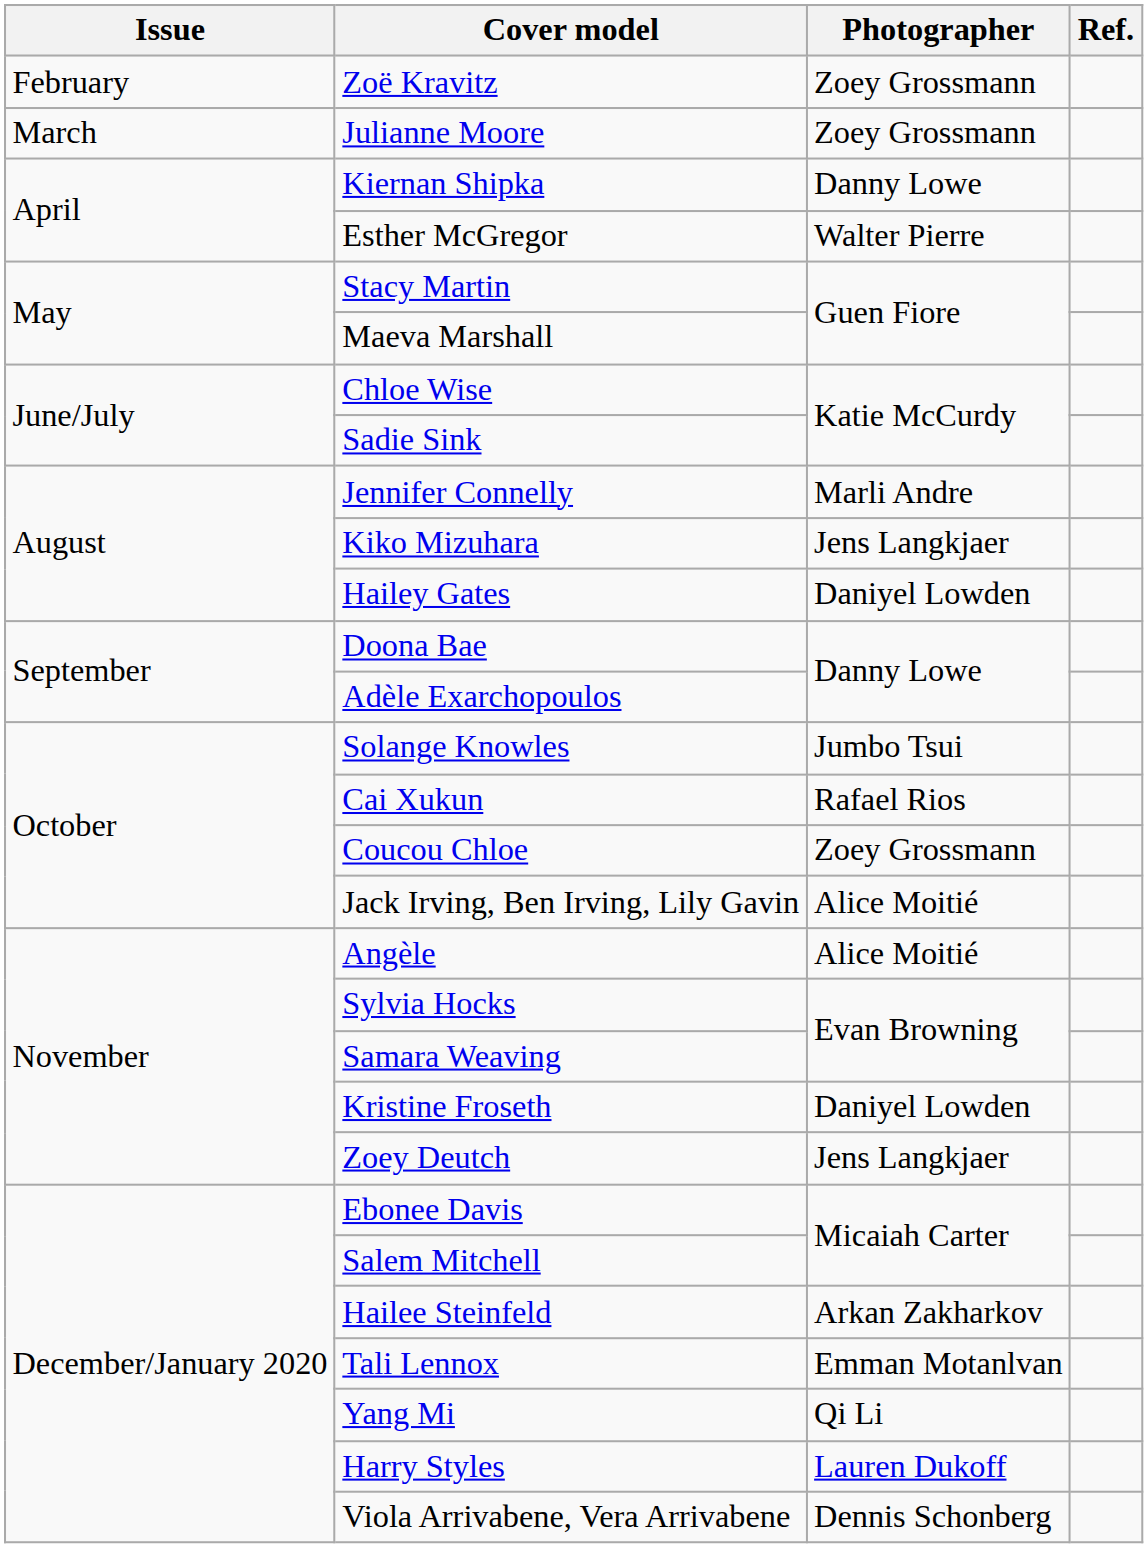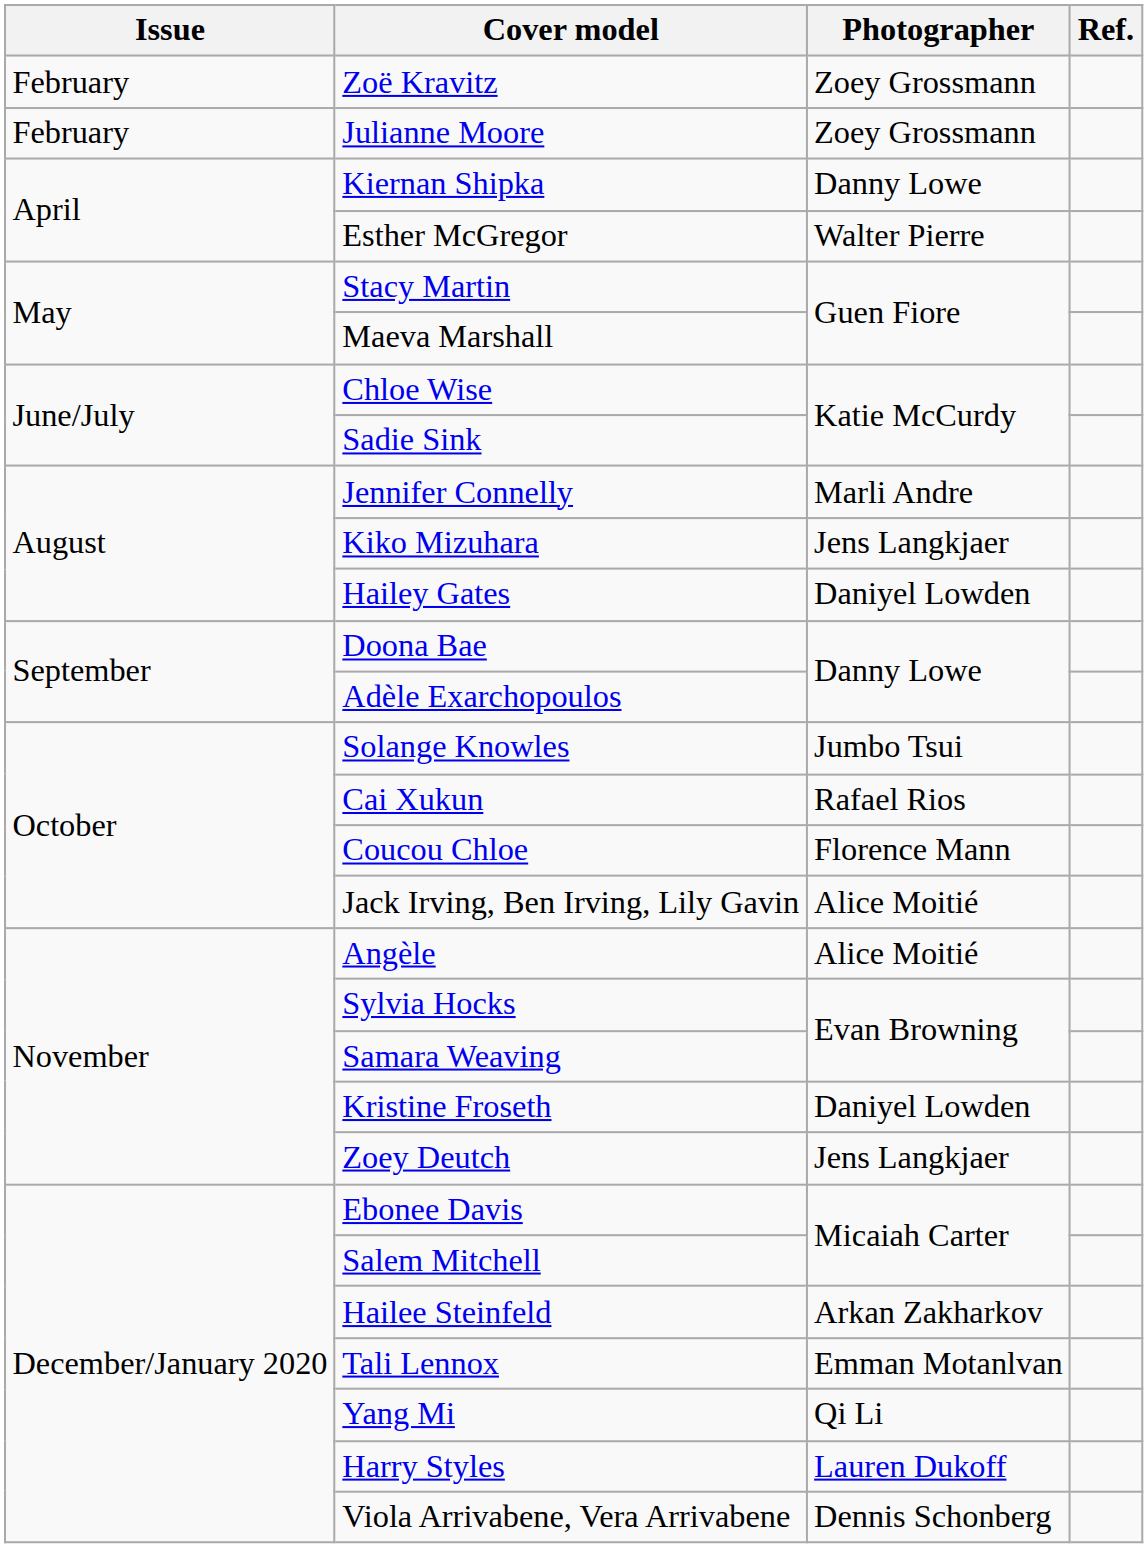(55, 132) March -> (71, 132) February
(925, 850) Zoey Grossmann -> (912, 850) Florence Mann
